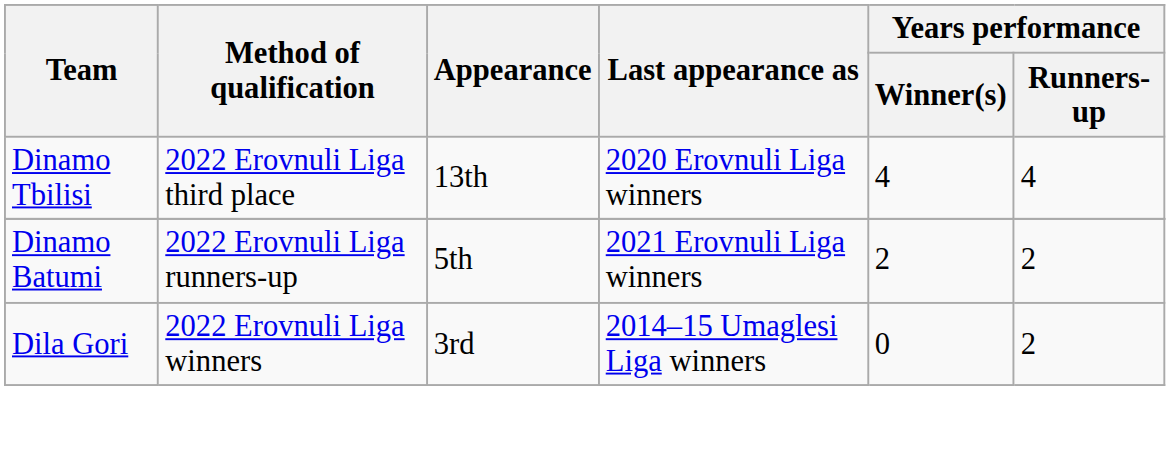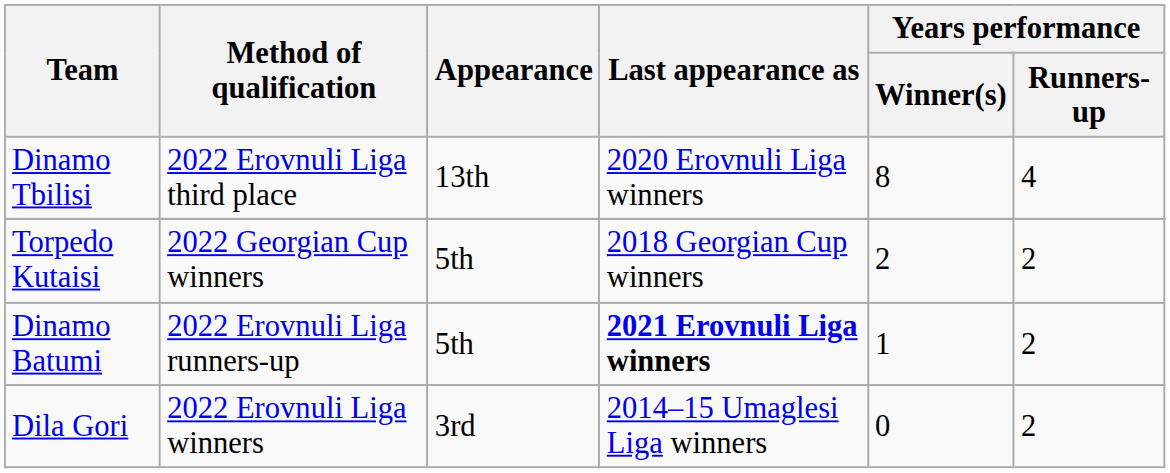(882, 177) 4 -> (883, 177) 8
+ row: (63, 260)
(725, 260) normal -> (732, 342) bold
(882, 260) 2 -> (883, 342) 1
